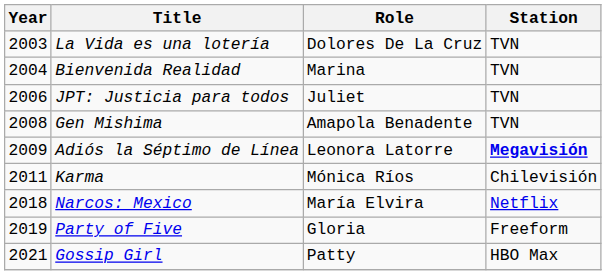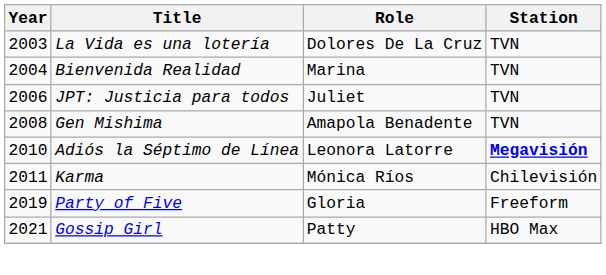(28, 150) 2009 -> (28, 150) 2010
- row: (124, 203)
